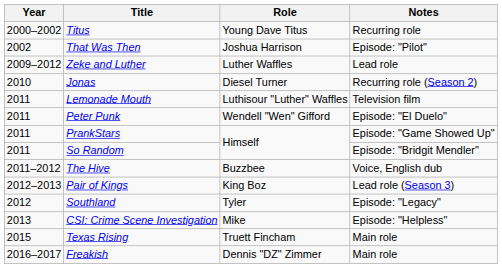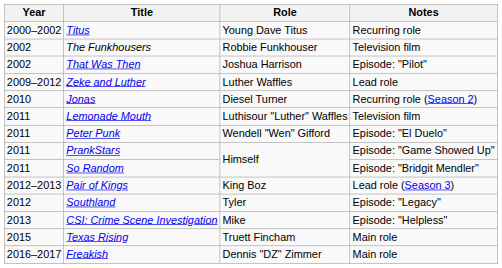+ row: (109, 47)
- row: (88, 168)
